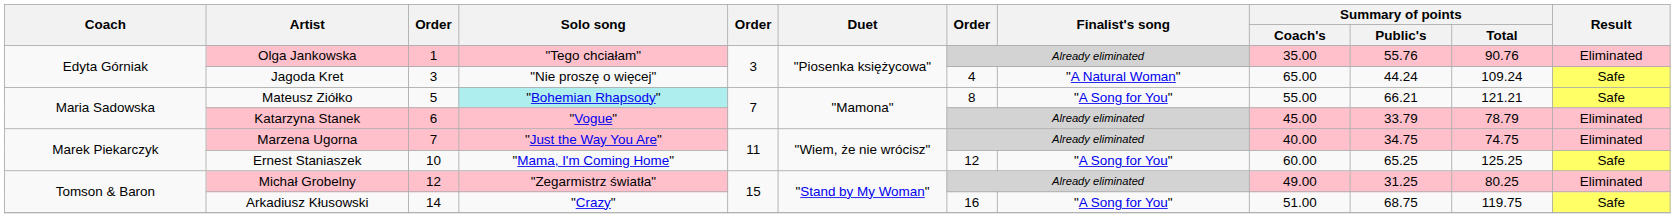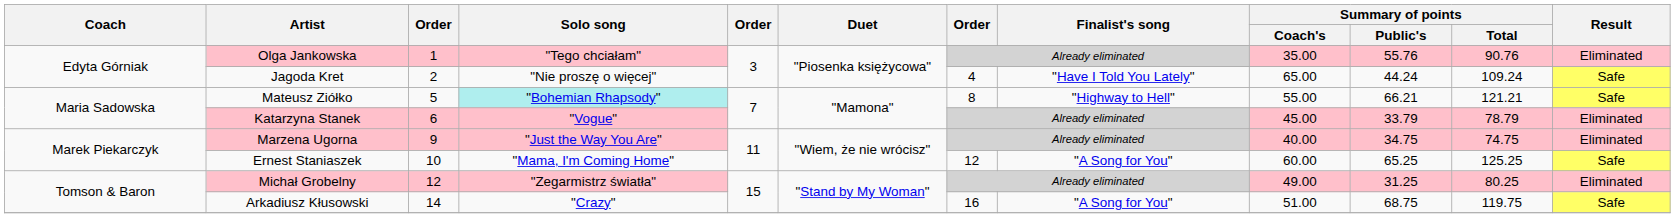(433, 77) 3 -> (433, 77) 2
(1123, 77) "A Natural Woman" -> (1123, 77) "Have I Told You Lately"
(1123, 97) "A Song for You" -> (1123, 97) "Highway to Hell"
(433, 140) 7 -> (433, 140) 9
